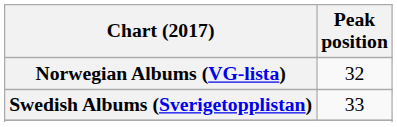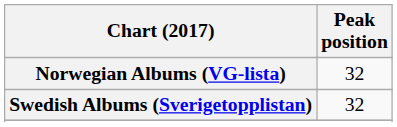(355, 104) 33 -> (355, 104) 32
